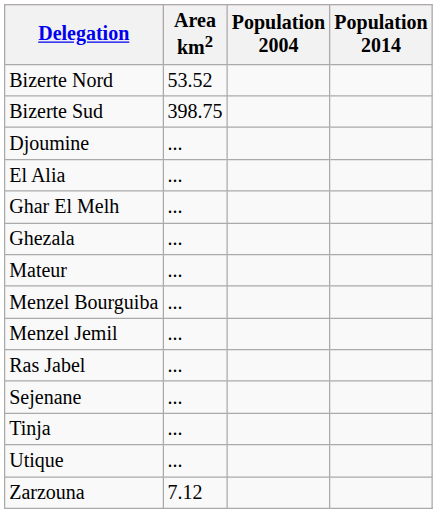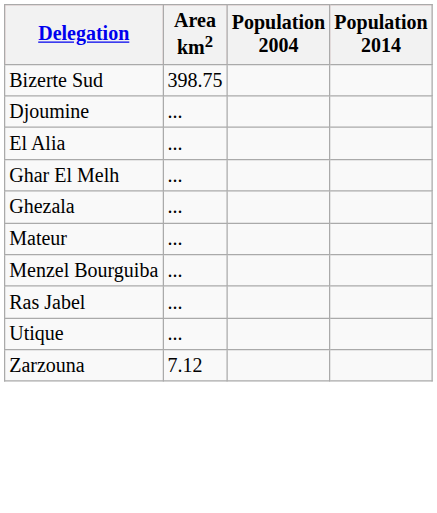- row: (61, 79)
- row: (63, 333)
- row: (45, 397)
- row: (30, 428)
